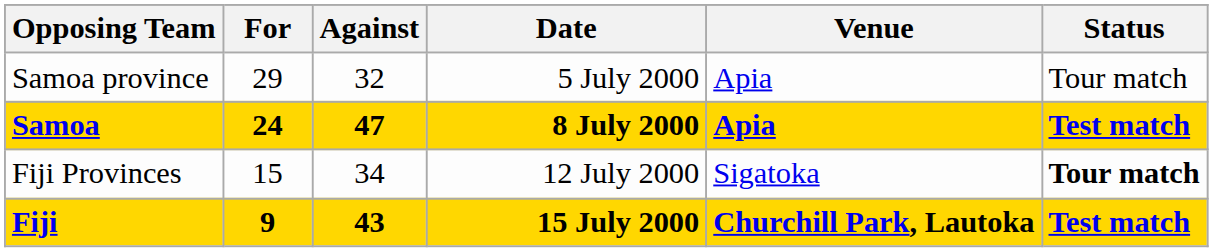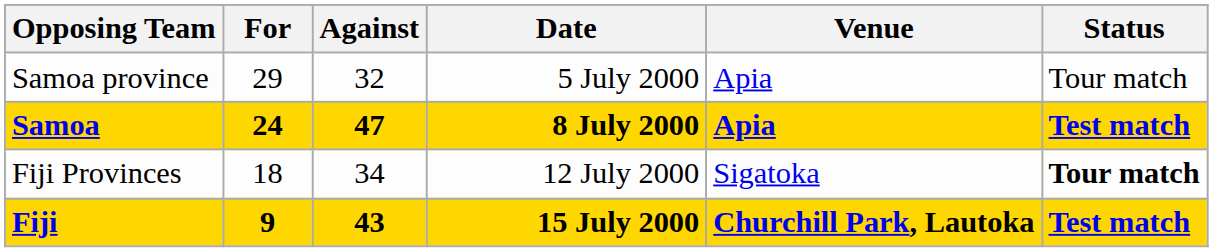(268, 173) 15 -> (268, 173) 18
